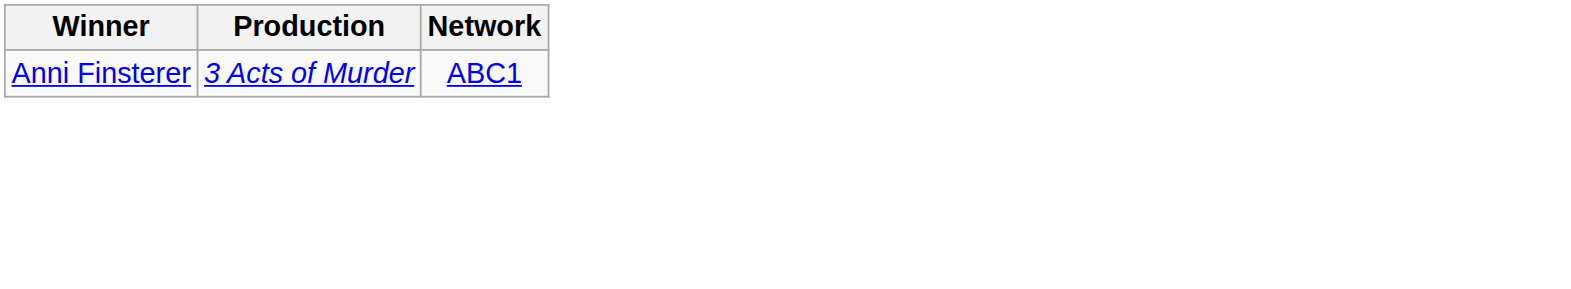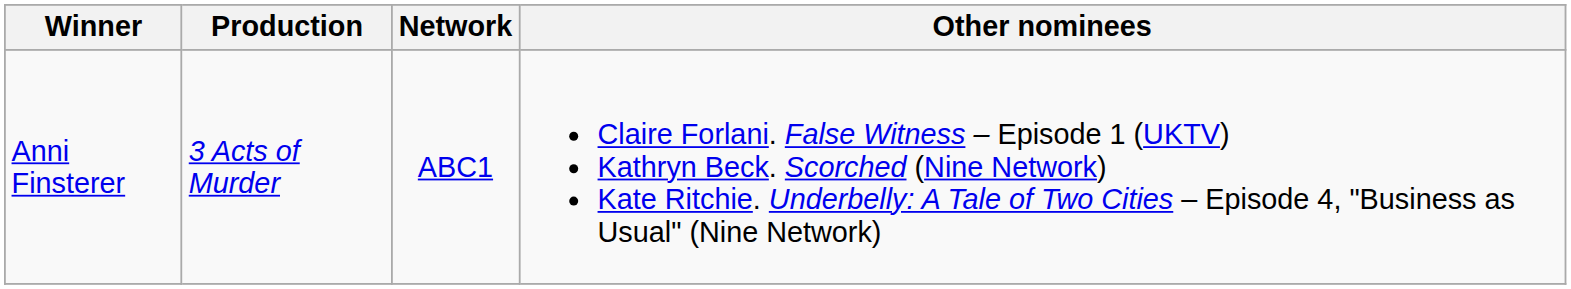+ column: (1042, 27)
